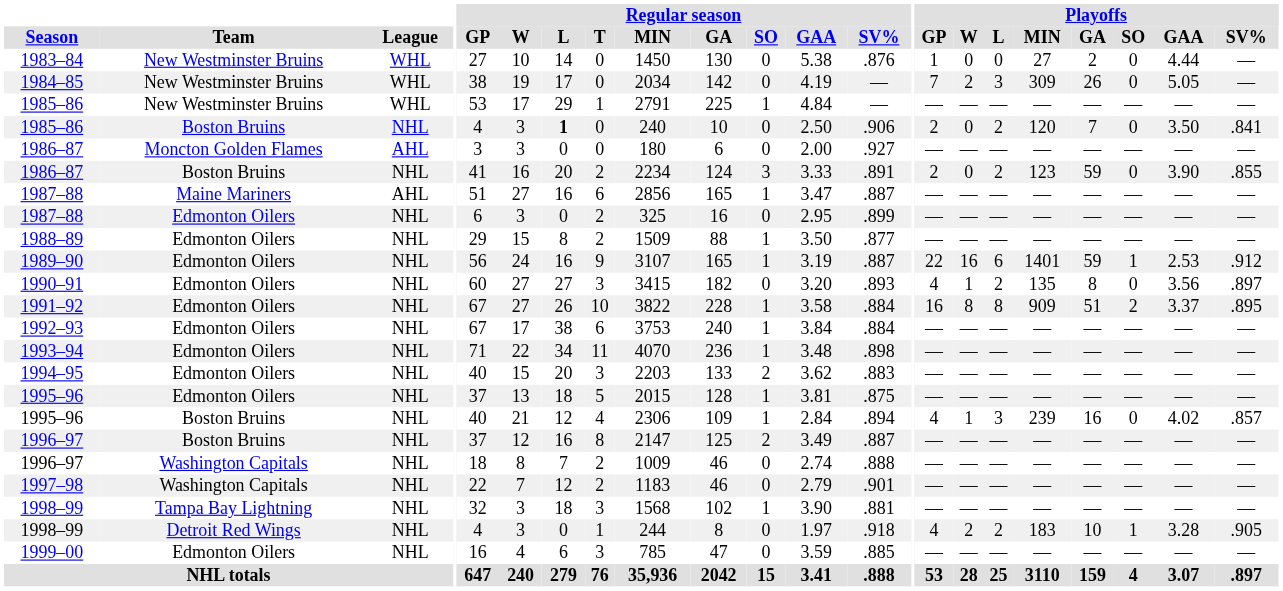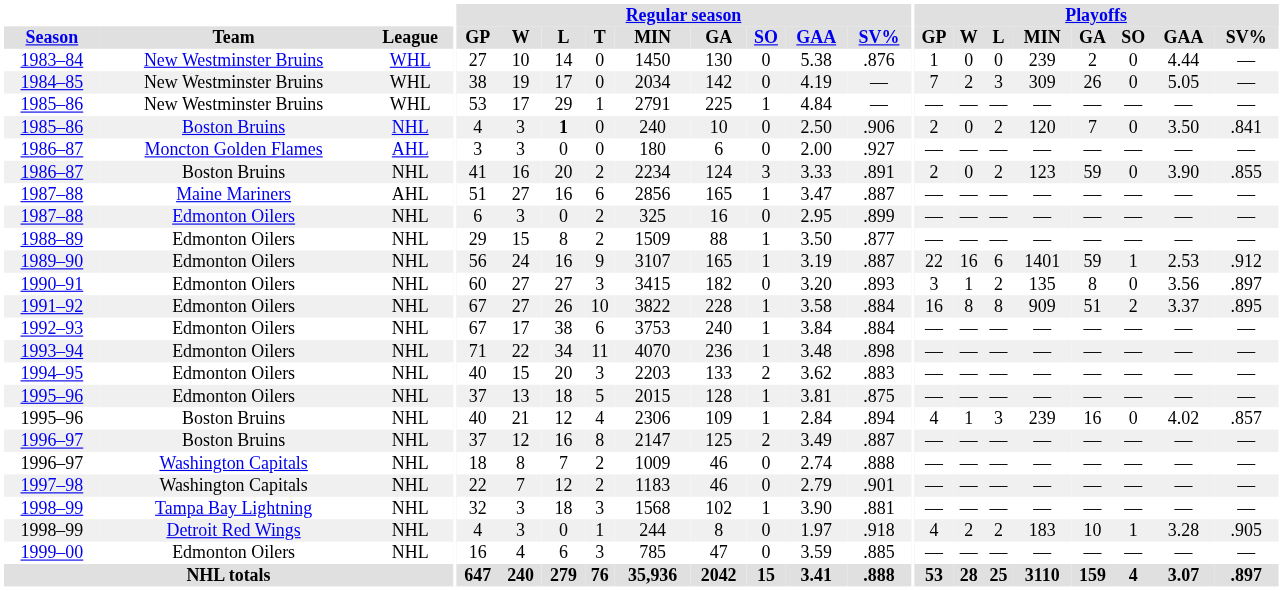(1042, 59) 27 -> (1042, 59) 239
(934, 283) 4 -> (934, 283) 3
